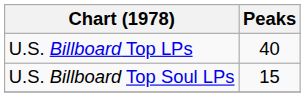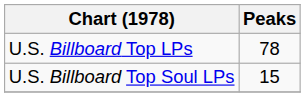(270, 48) 40 -> (270, 48) 78
